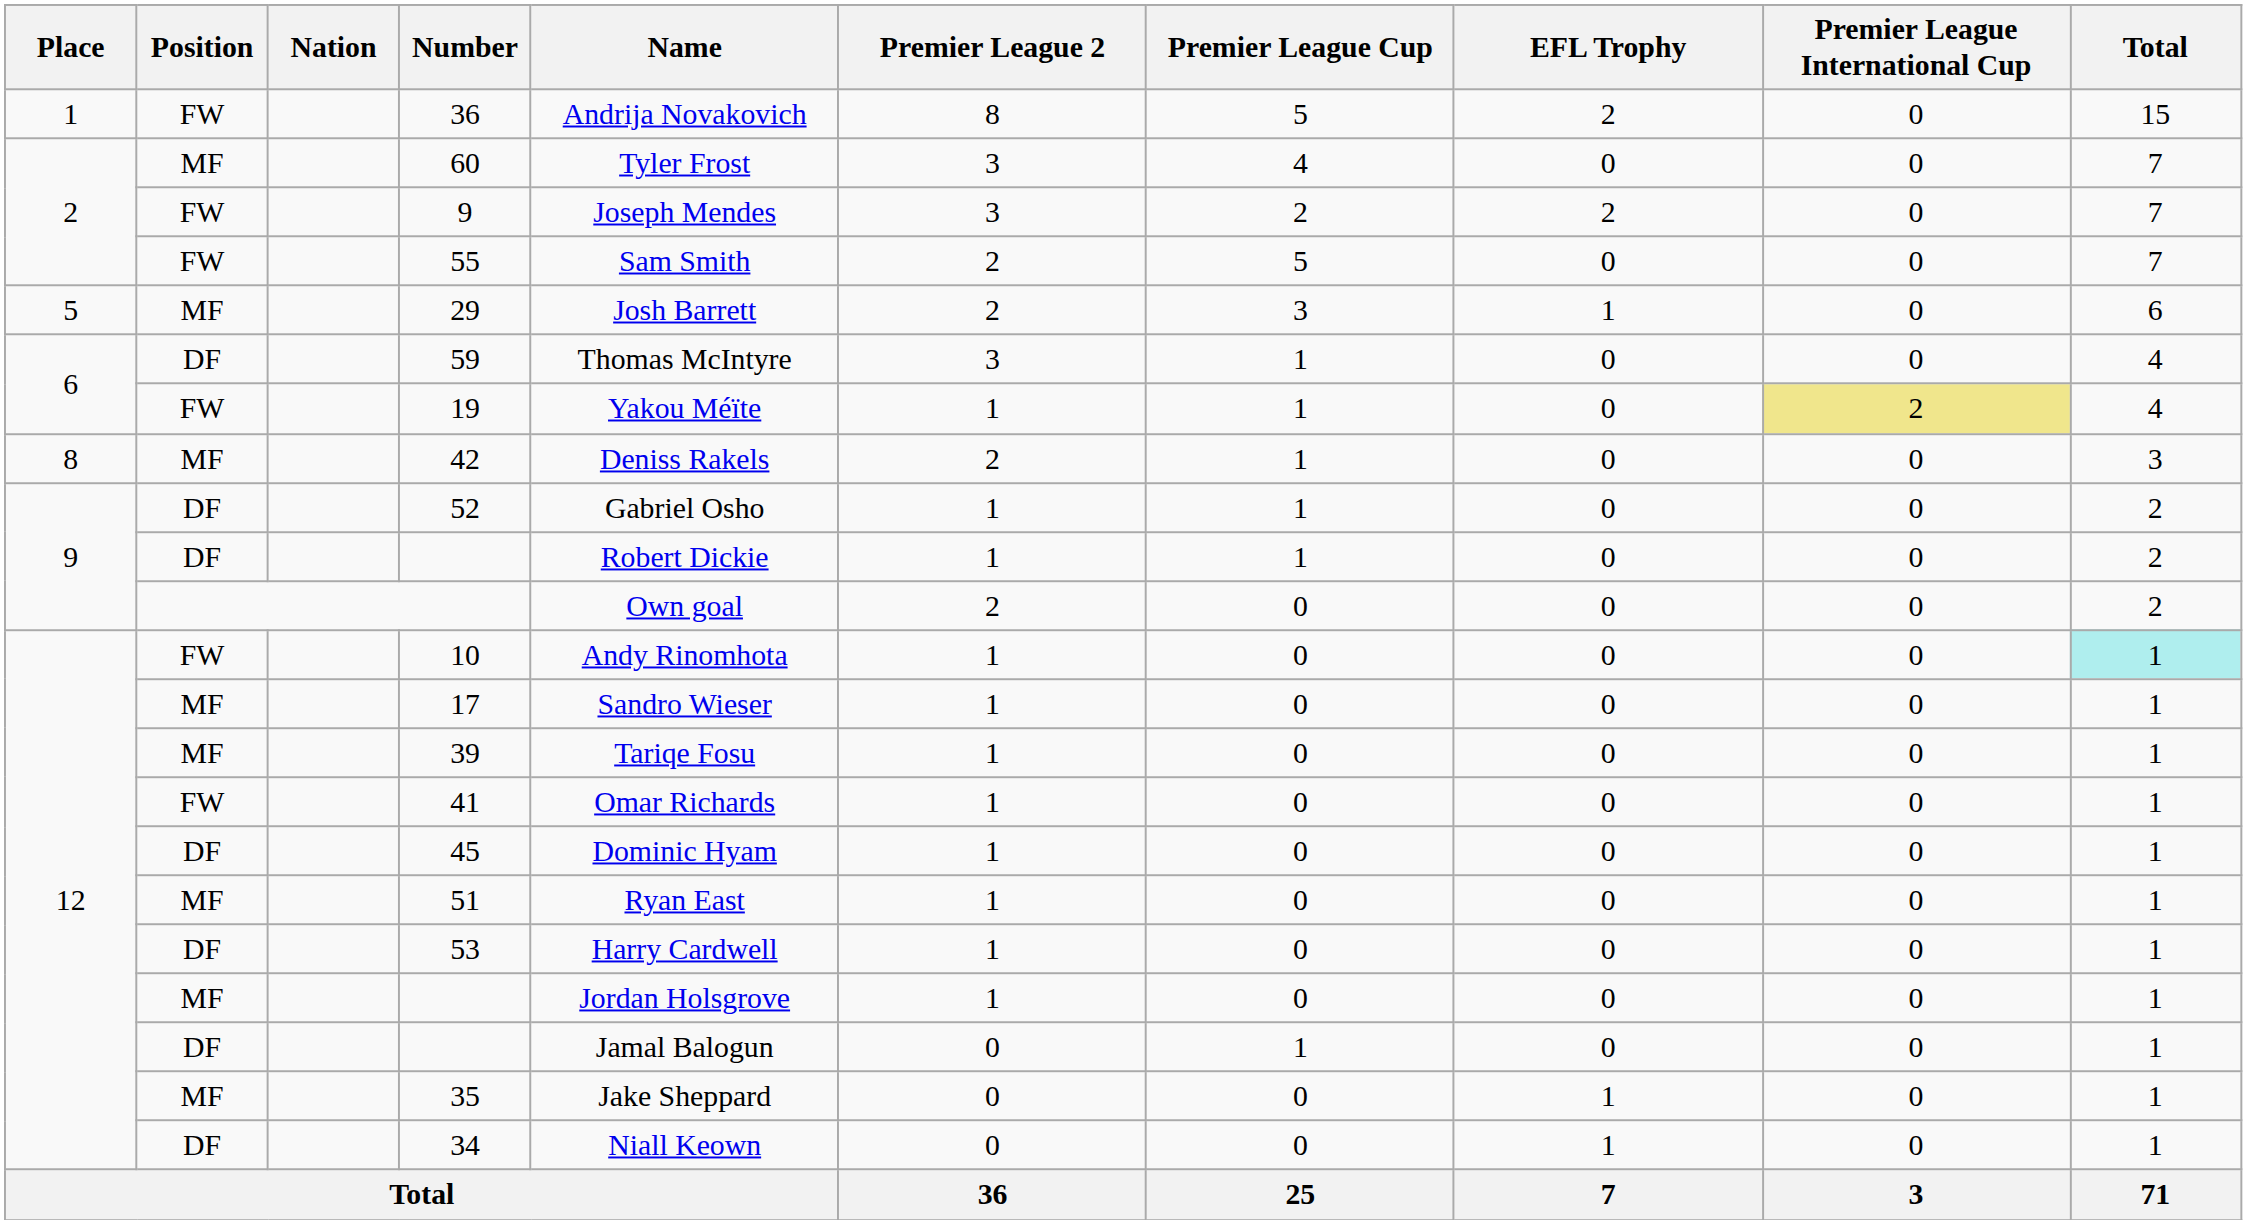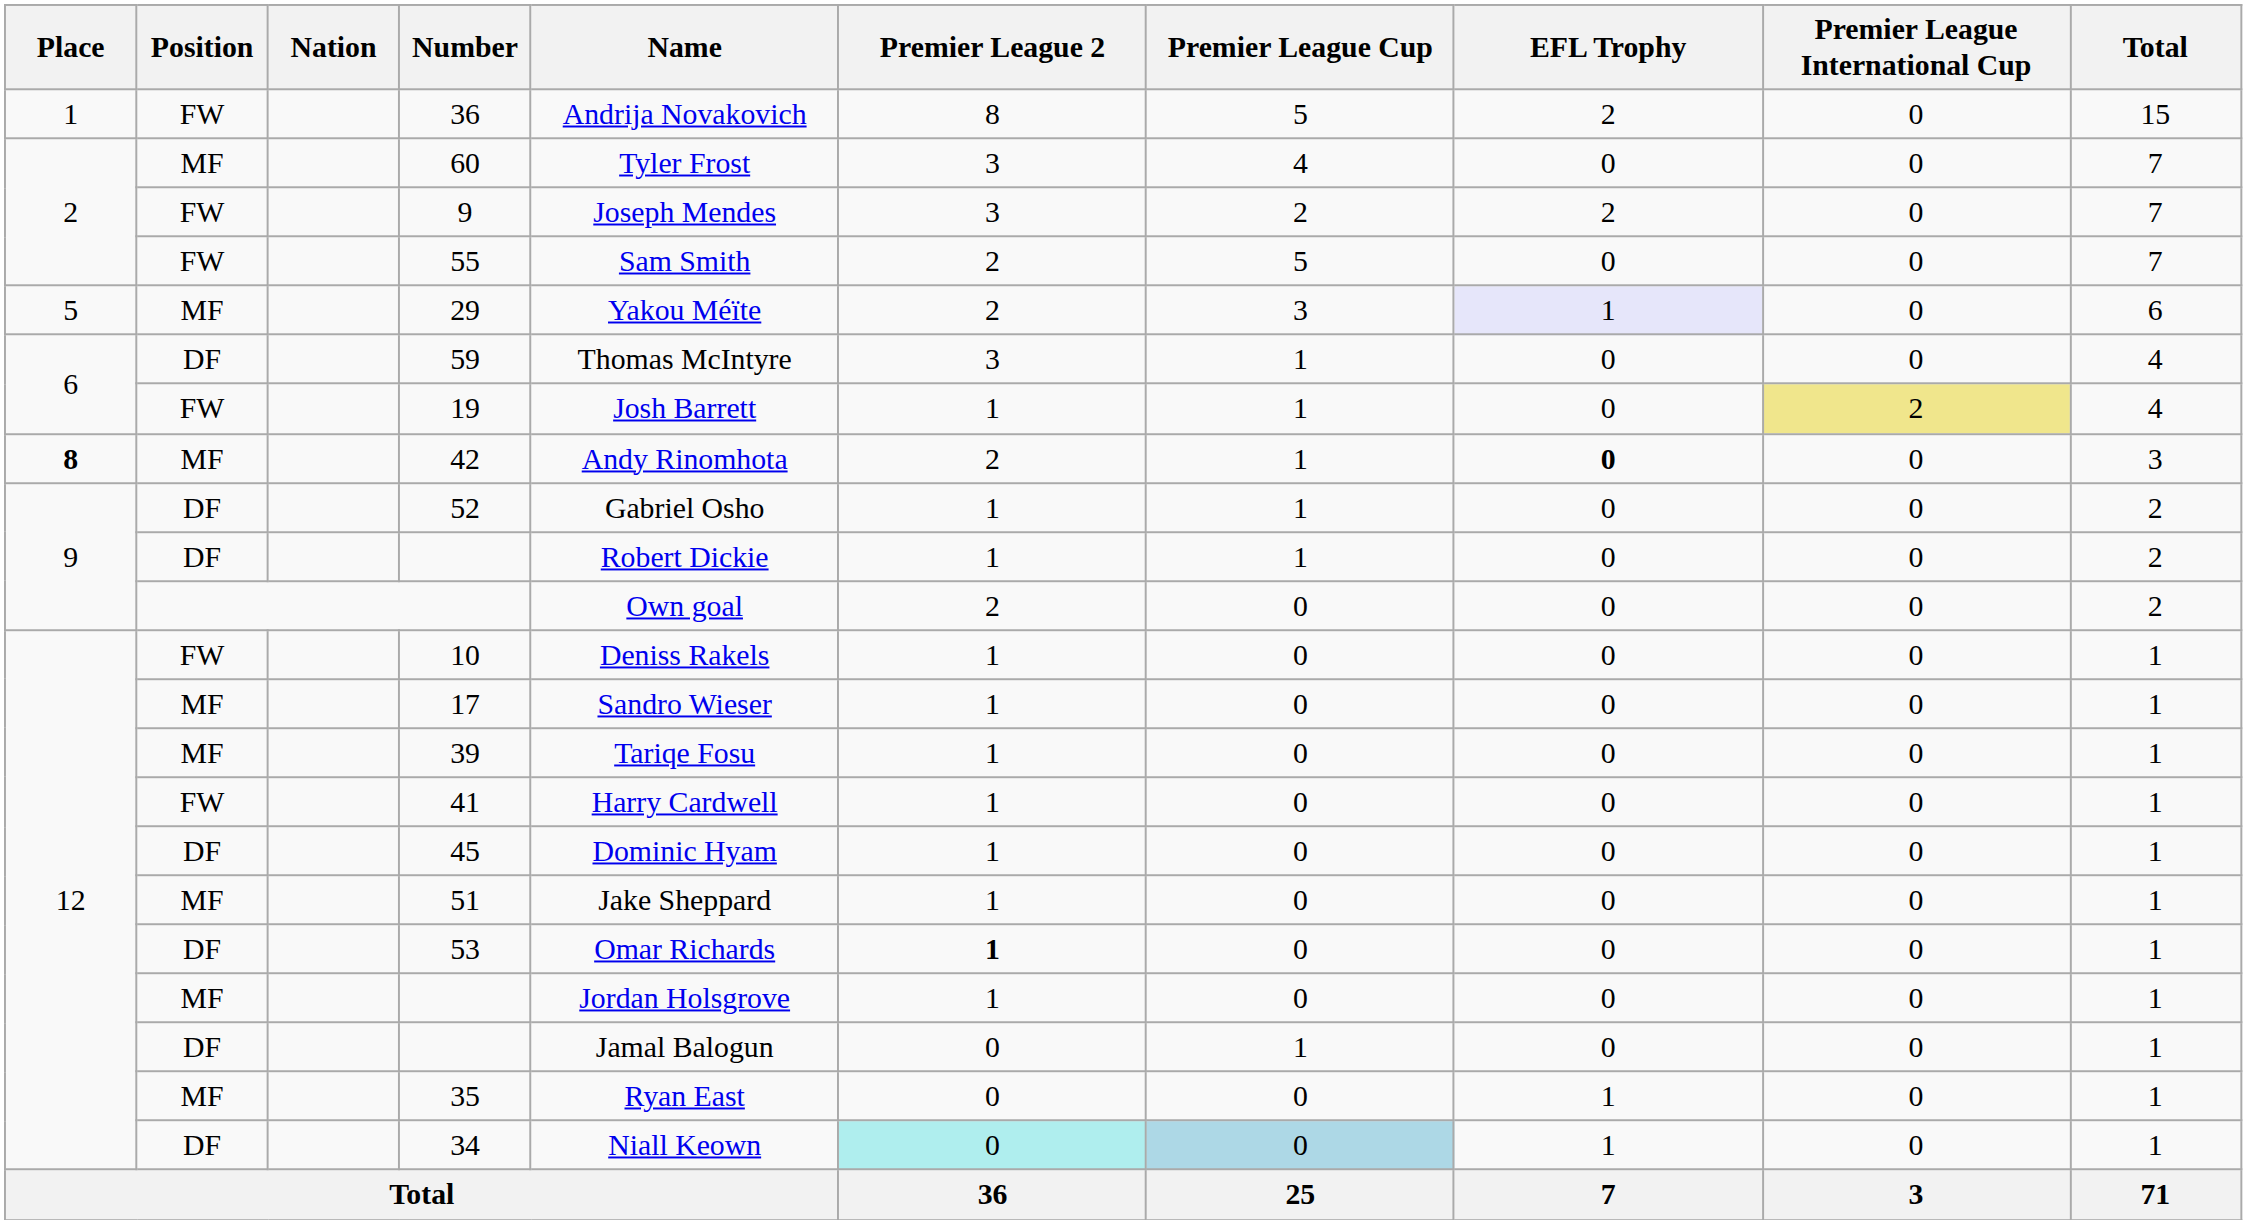(685, 310) Josh Barrett -> (685, 310) Yakou Méïte
(1608, 310) no background -> (1608, 310) lavender background
(685, 408) Yakou Méïte -> (685, 408) Josh Barrett
(71, 457) normal -> (71, 457) bold
(685, 457) Deniss Rakels -> (685, 457) Andy Rinomhota
(1608, 457) normal -> (1608, 457) bold
(685, 653) Andy Rinomhota -> (685, 653) Deniss Rakels
(2155, 653) paleturquoise background -> (2155, 653) no background
(685, 801) Omar Richards -> (685, 801) Harry Cardwell
(685, 899) Ryan East -> (685, 899) Jake Sheppard
(685, 948) Harry Cardwell -> (685, 948) Omar Richards
(993, 948) normal -> (993, 948) bold
(685, 1096) Jake Sheppard -> (685, 1096) Ryan East
(993, 1145) no background -> (993, 1145) paleturquoise background
(1300, 1145) no background -> (1300, 1145) lightblue background
